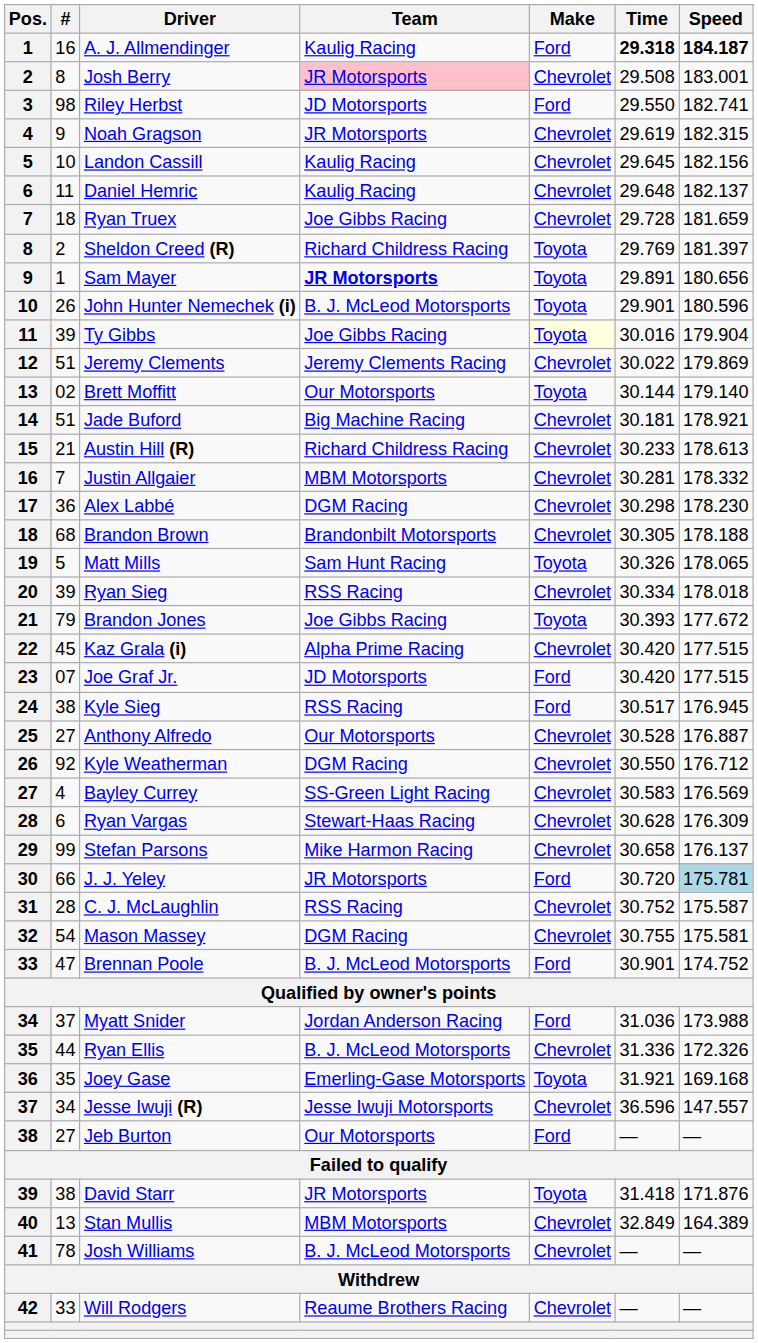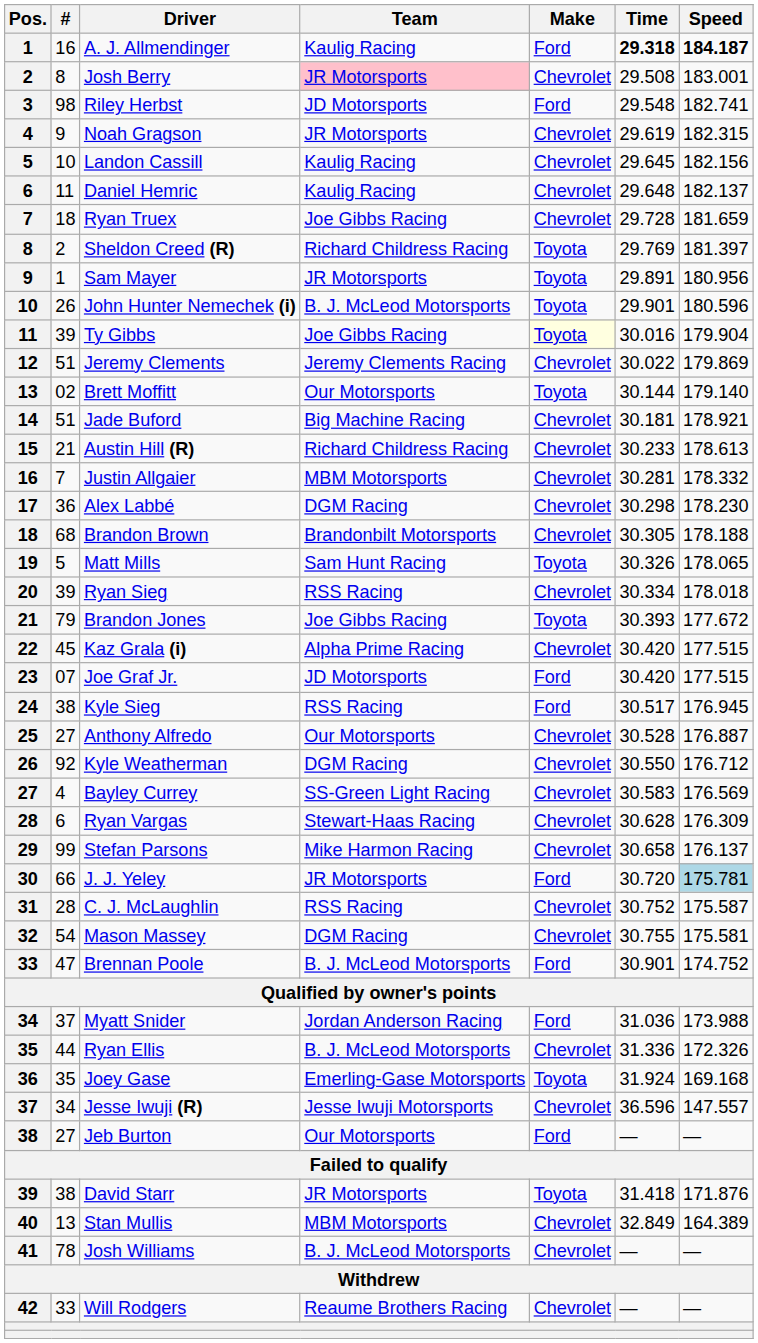(647, 105) 29.550 -> (647, 105) 29.548
(371, 277) bold -> (366, 277) normal
(716, 277) 180.656 -> (716, 277) 180.956
(647, 1079) 31.921 -> (647, 1079) 31.924
